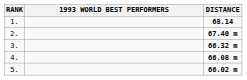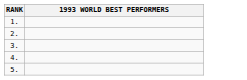- column: (223, 10)
